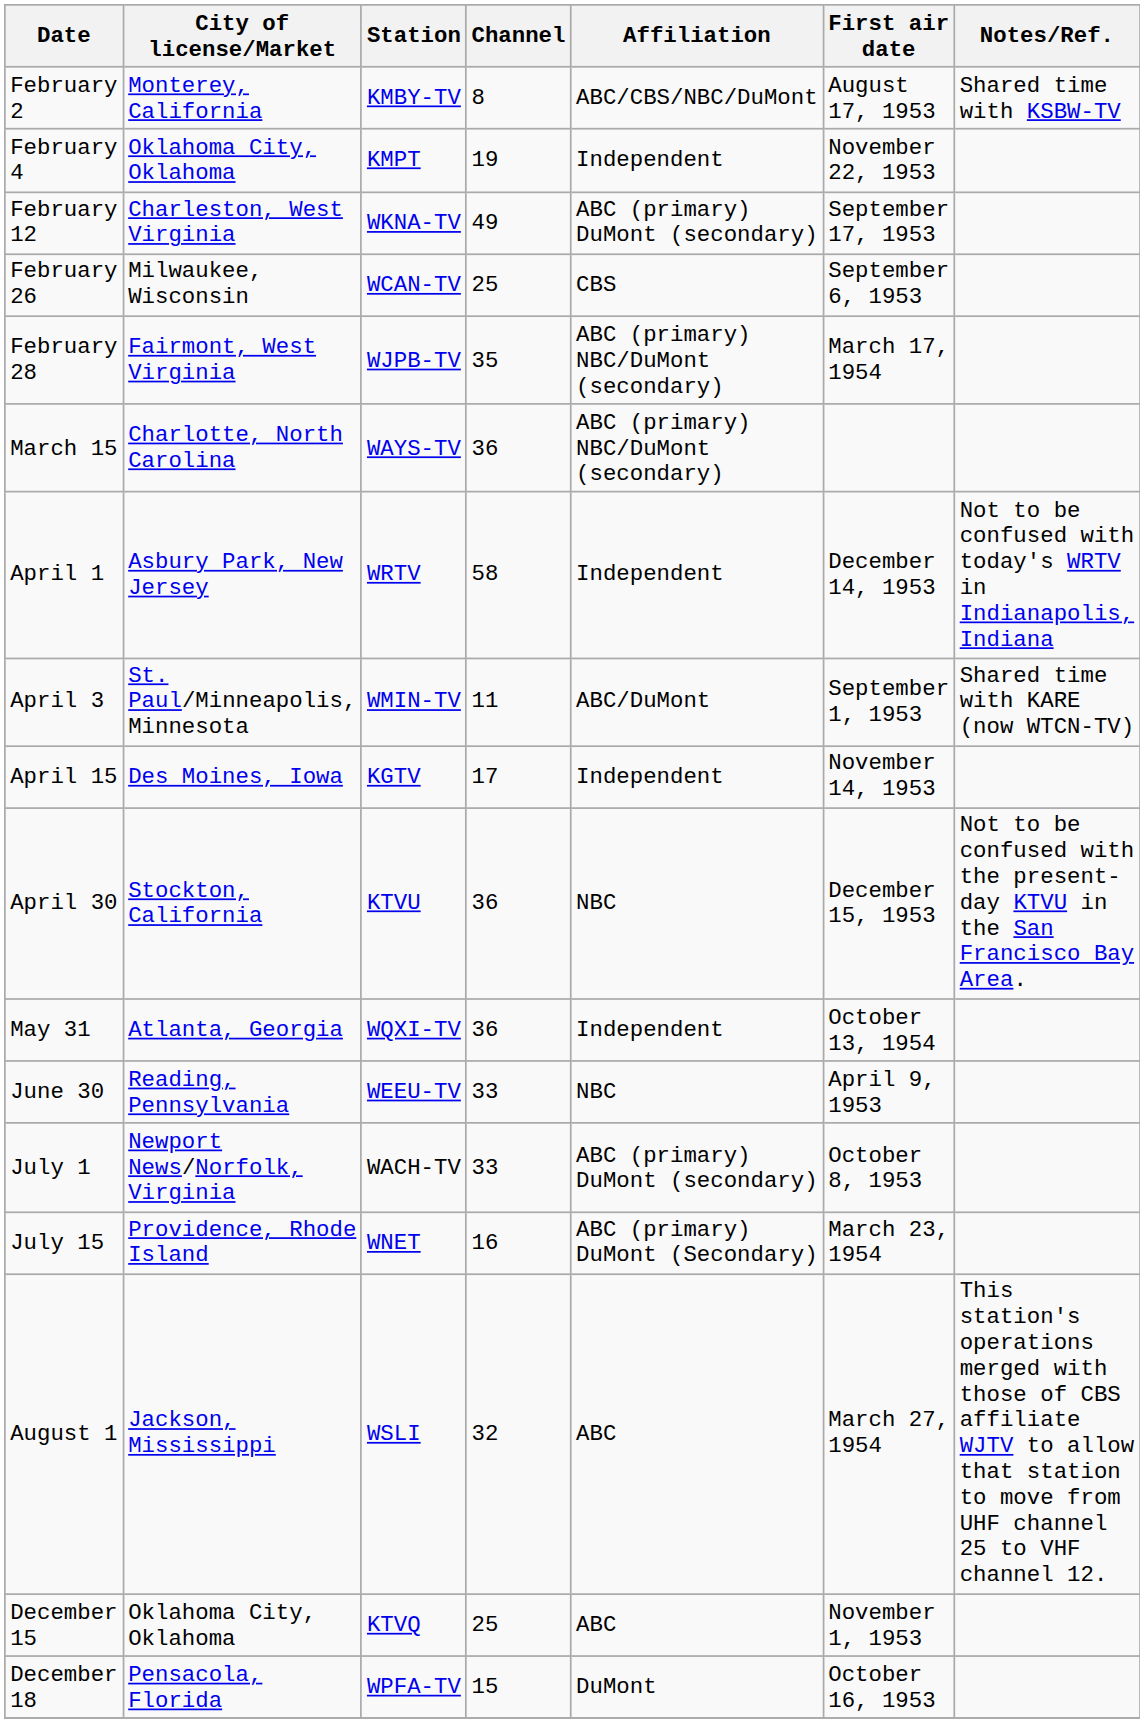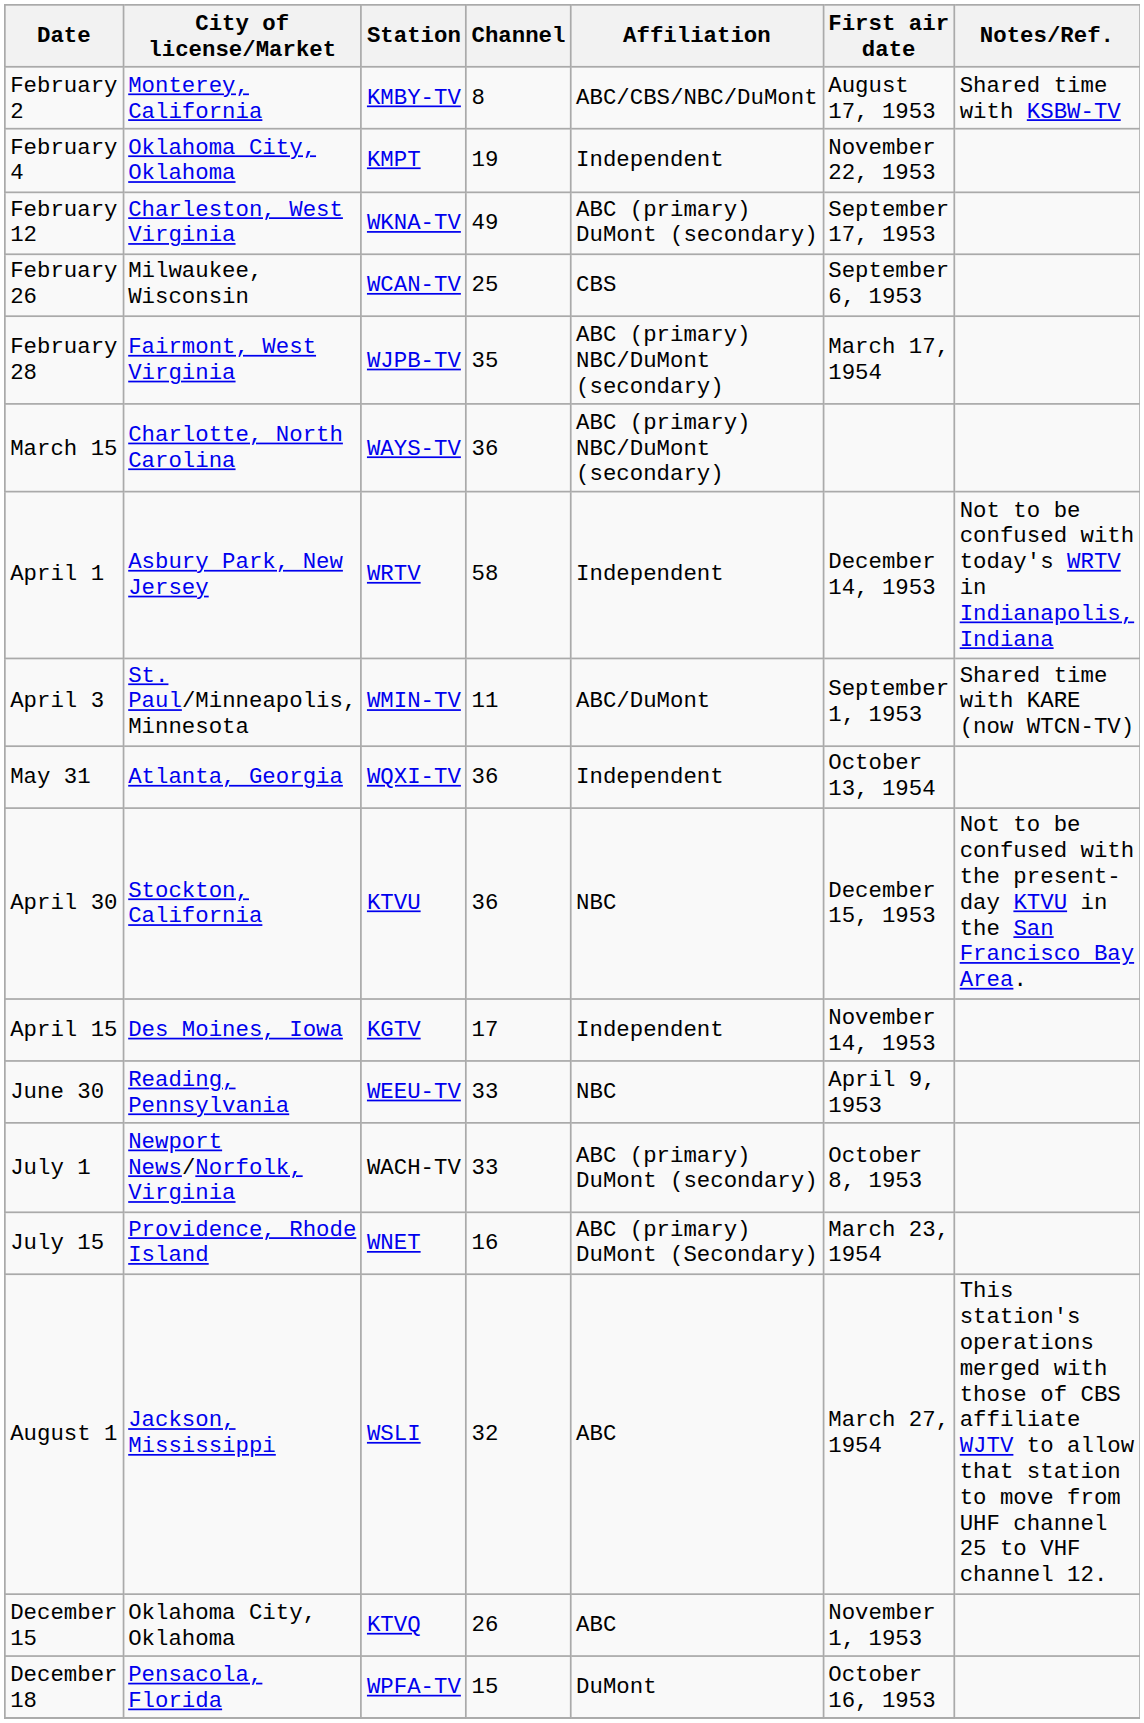rows swapped: (64, 777) <-> (50, 1030)
(485, 1625) 25 -> (485, 1625) 26
